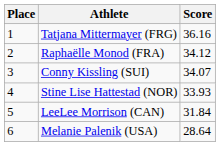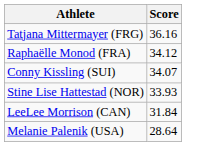- column: (21, 14)
